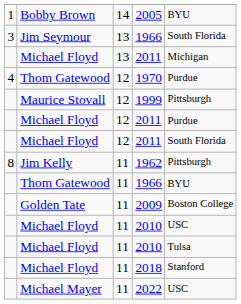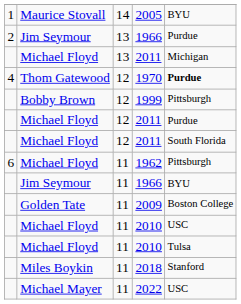(58, 15) Bobby Brown -> (63, 15) Maurice Stovall
(11, 36) 3 -> (11, 36) 2
(197, 36) South Florida -> (183, 36) Purdue
(183, 78) normal -> (184, 78) bold
(63, 99) Maurice Stovall -> (58, 99) Bobby Brown
(11, 162) 8 -> (11, 162) 6
(46, 162) Jim Kelly -> (59, 162) Michael Floyd
(65, 183) Thom Gatewood -> (55, 183) Jim Seymour
(59, 267) Michael Floyd -> (57, 267) Miles Boykin
